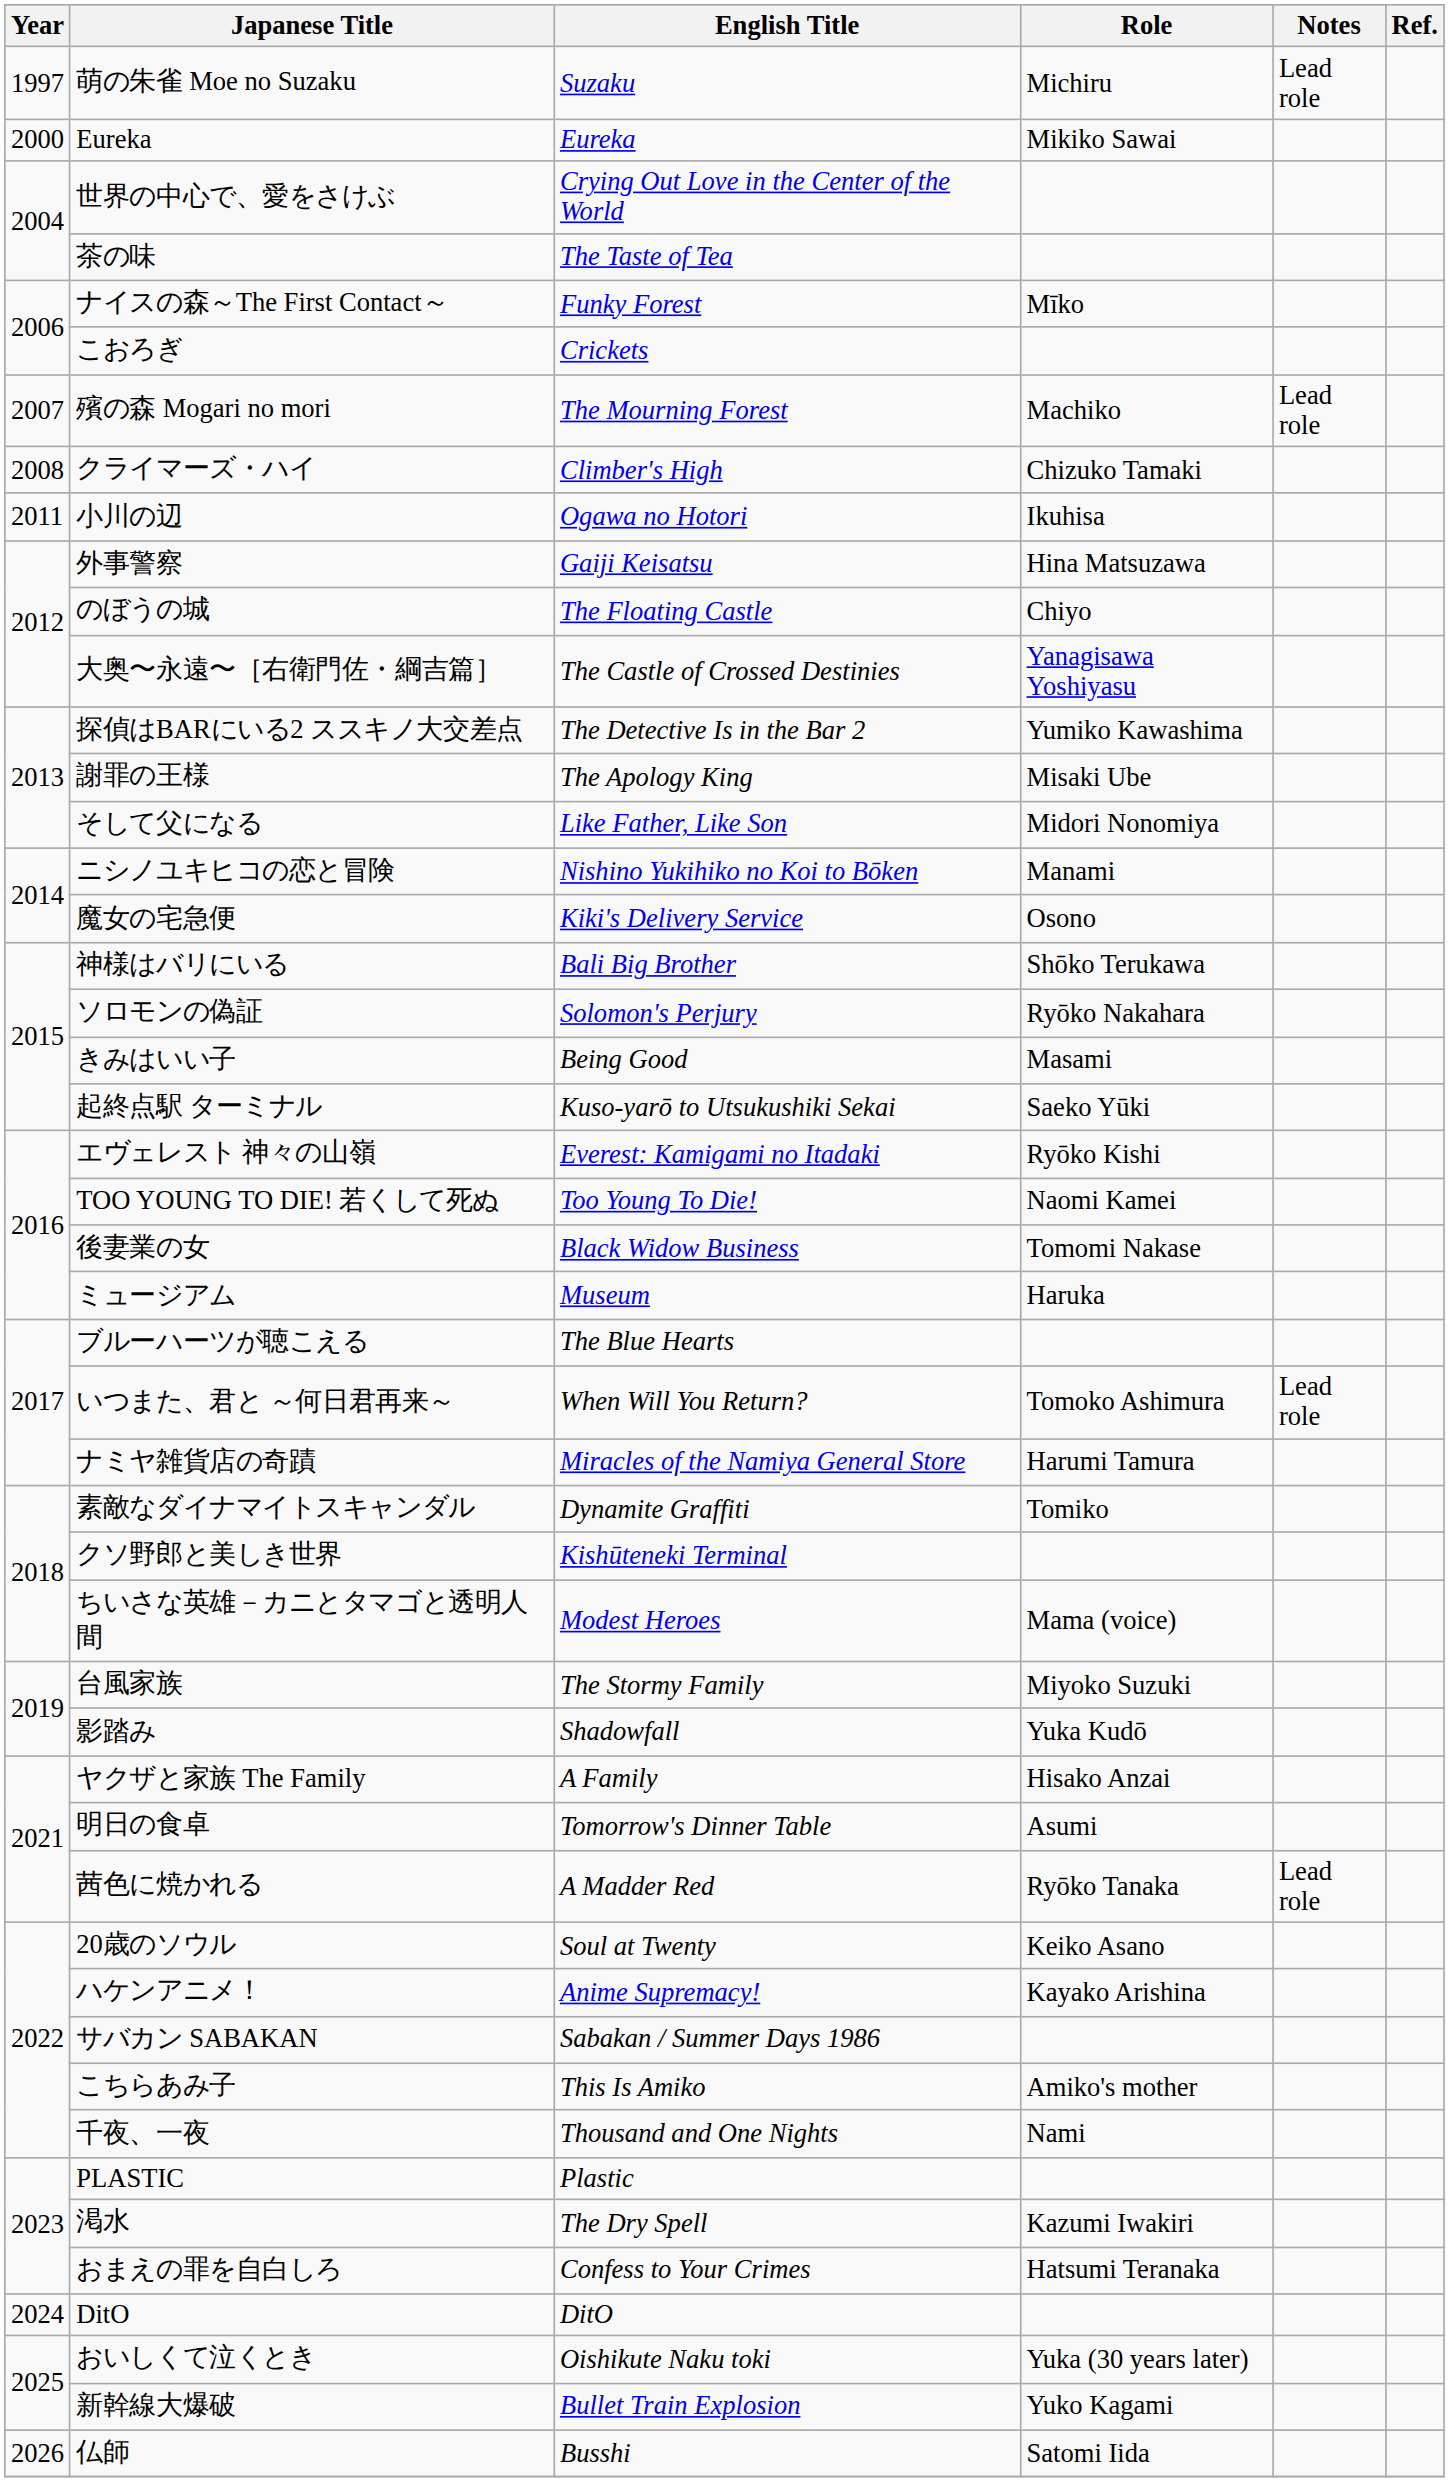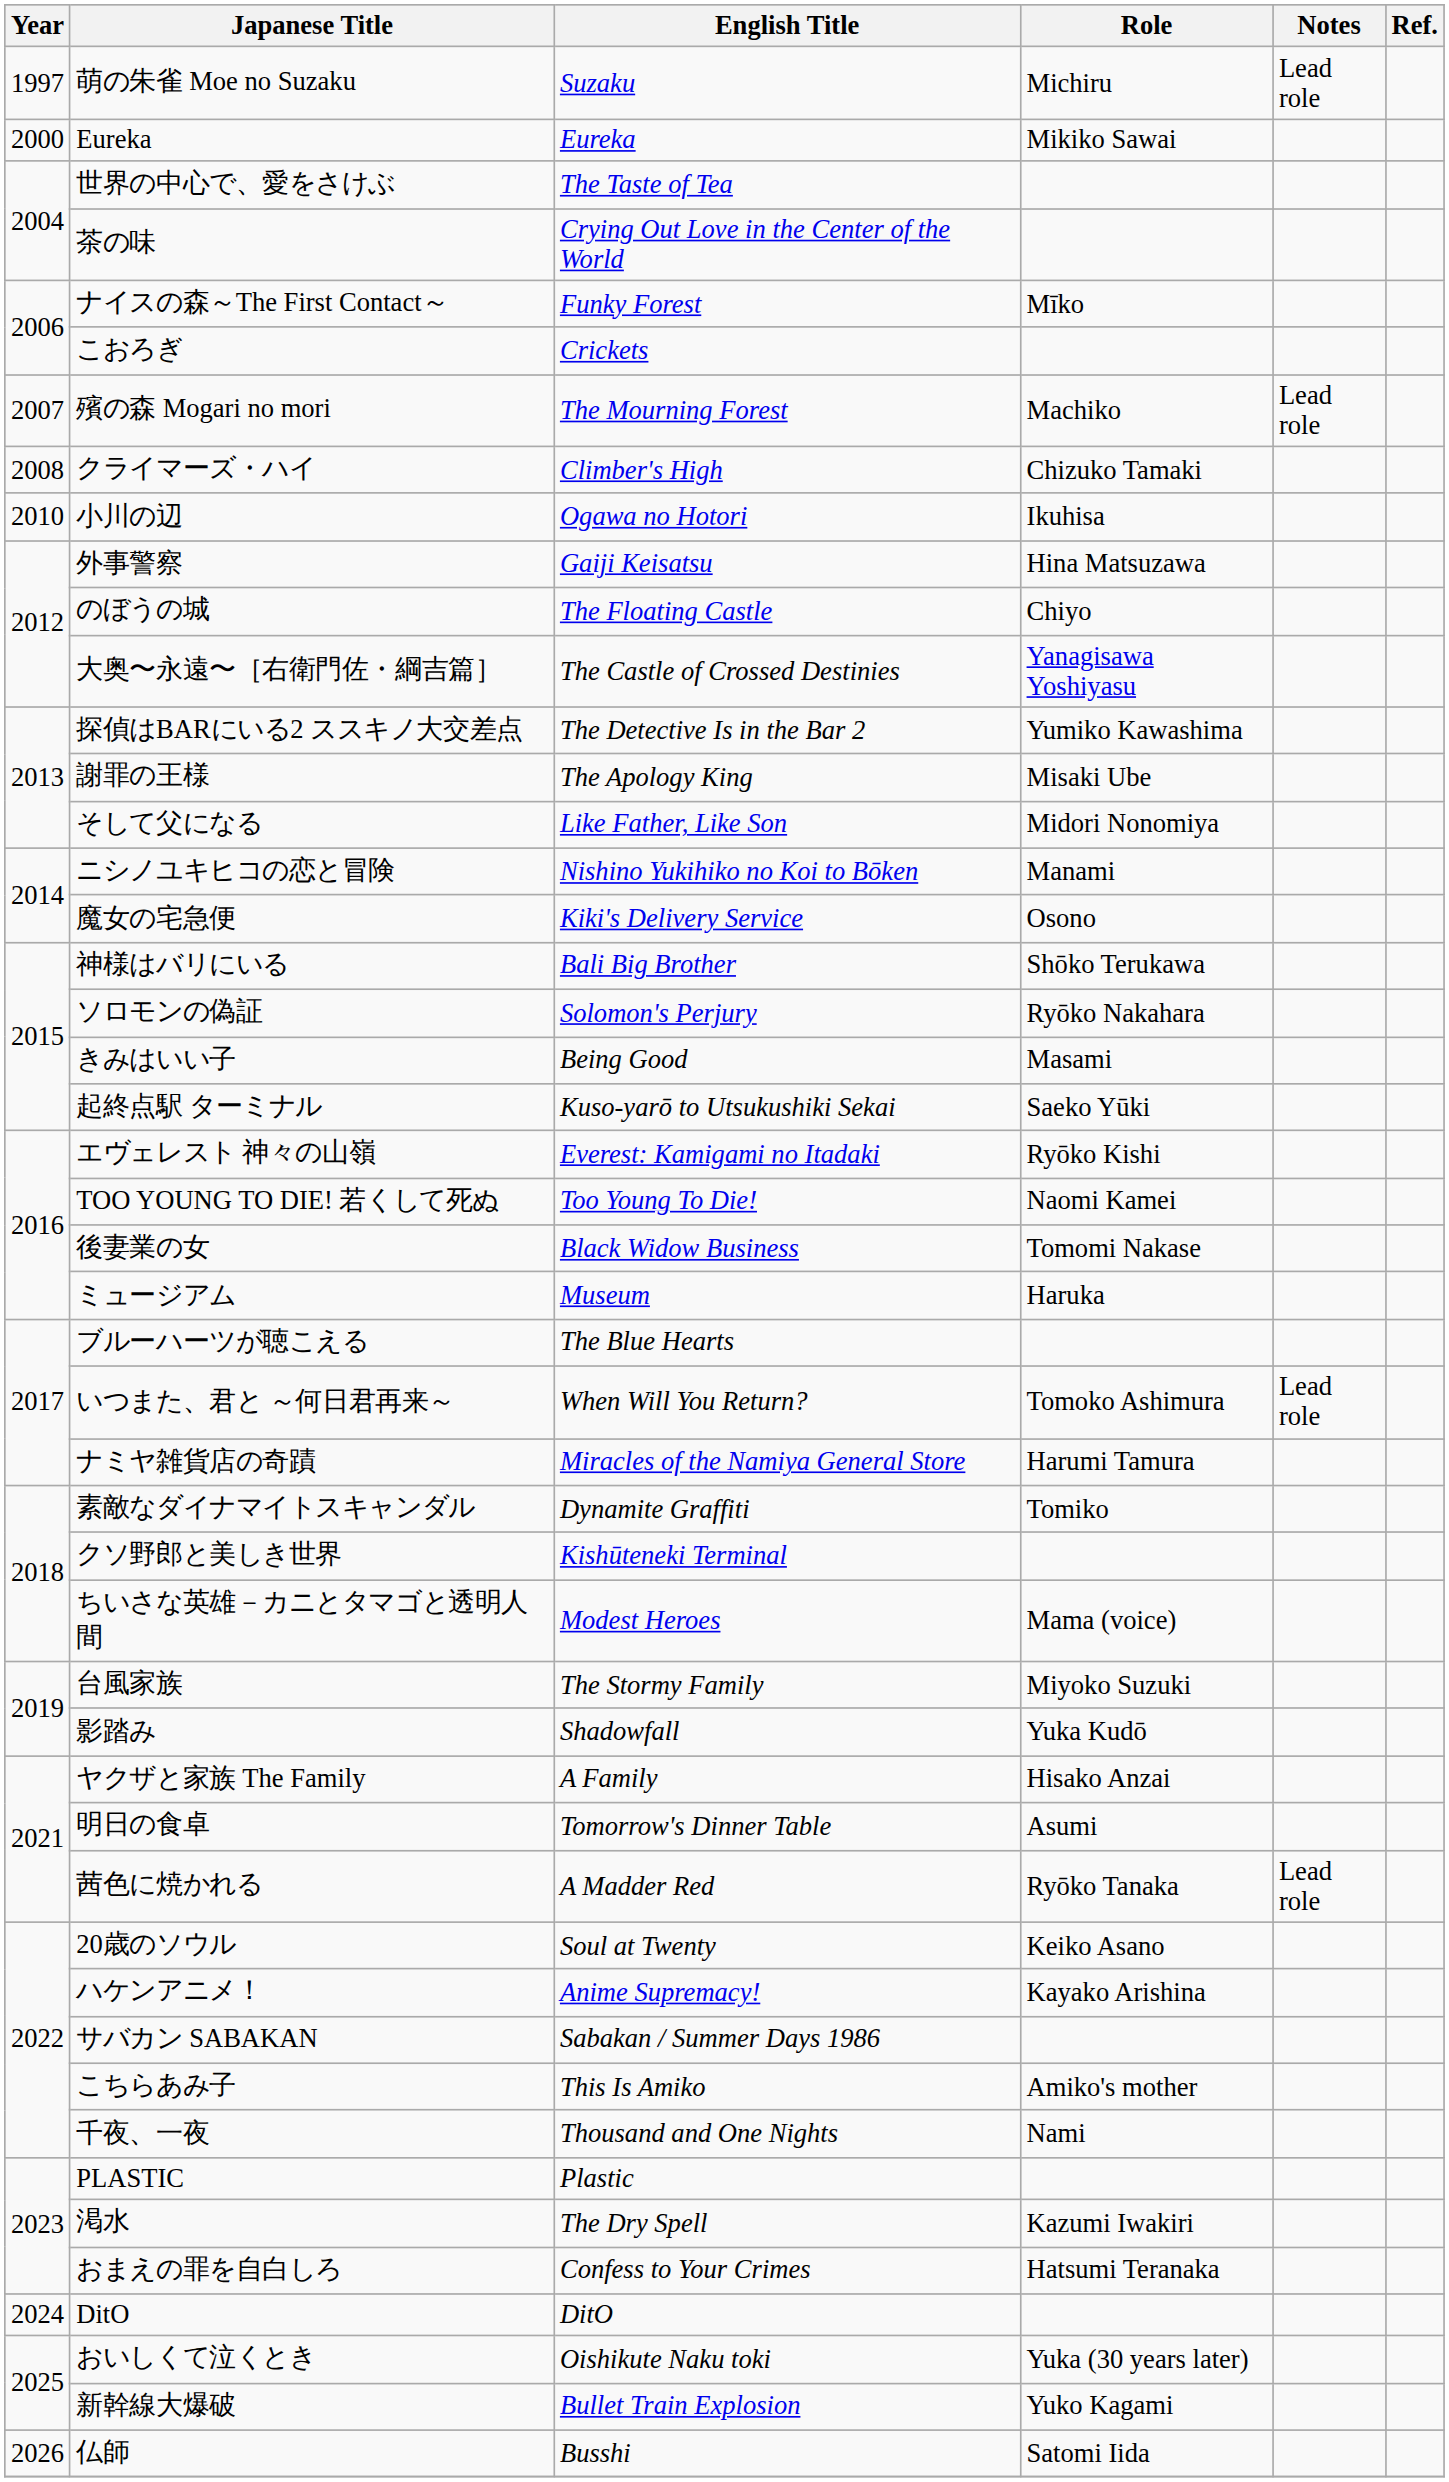(755, 196) Crying Out Love in the Center of the World -> (646, 184) The Taste of Tea
(646, 256) The Taste of Tea -> (755, 243) Crying Out Love in the Center of the World
(37, 516) 2011 -> (38, 516) 2010
